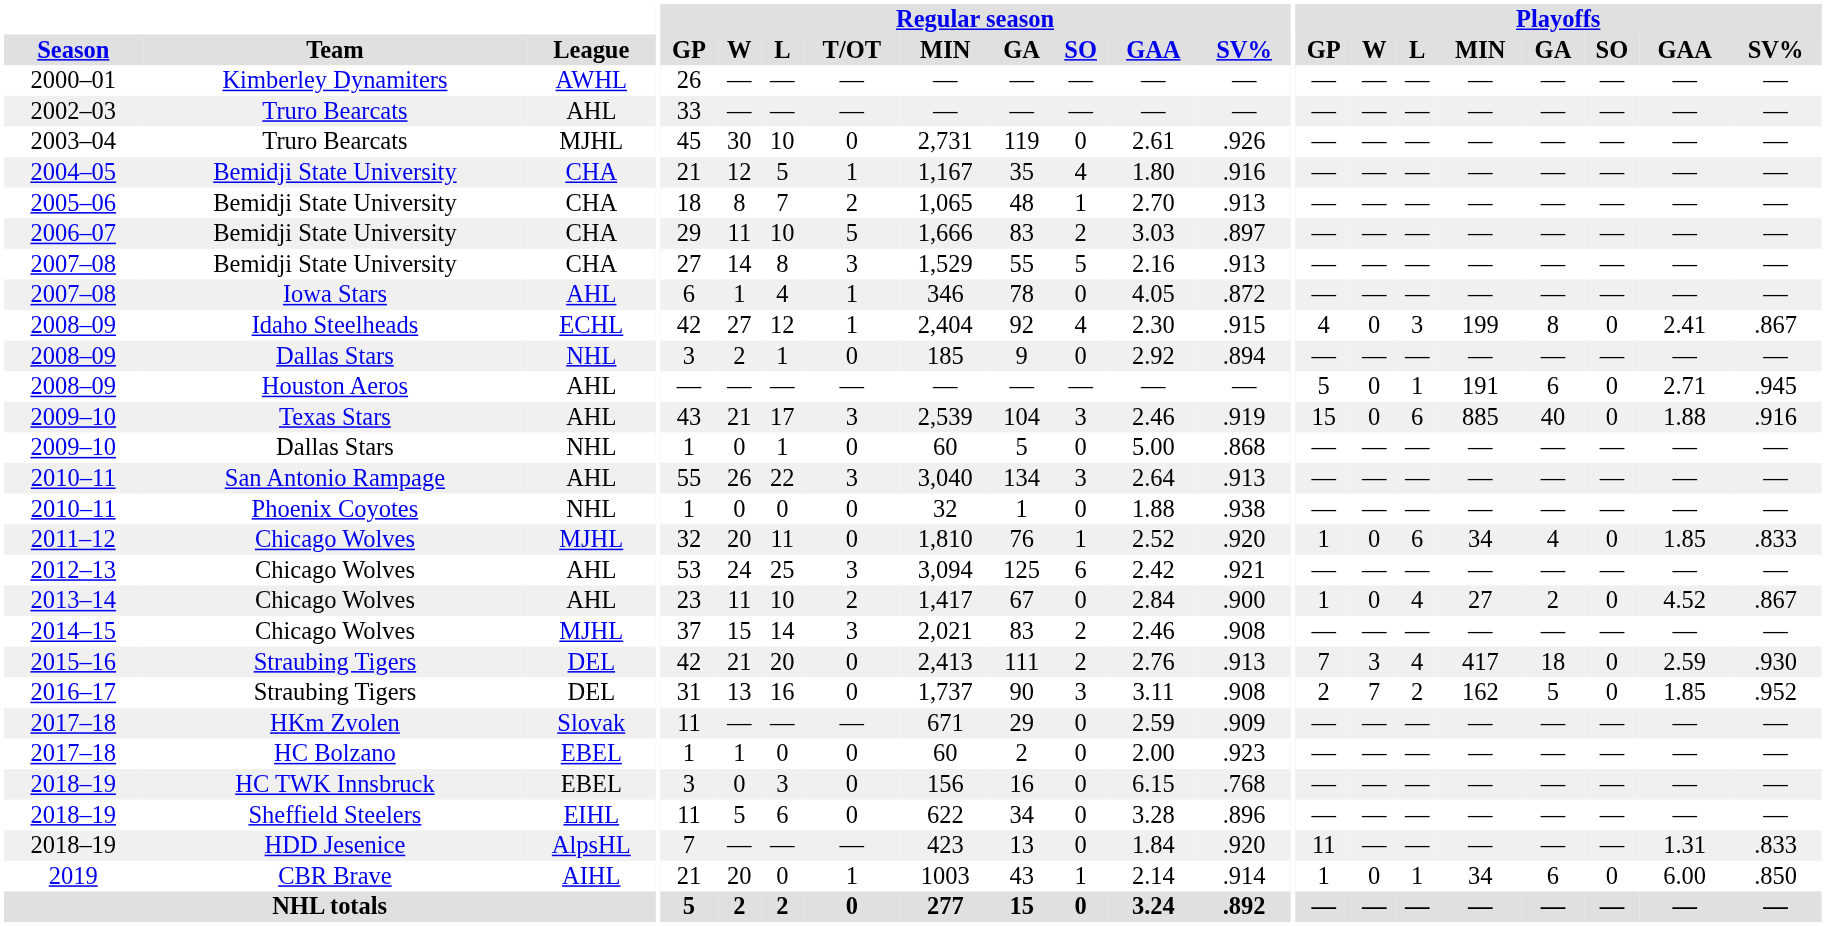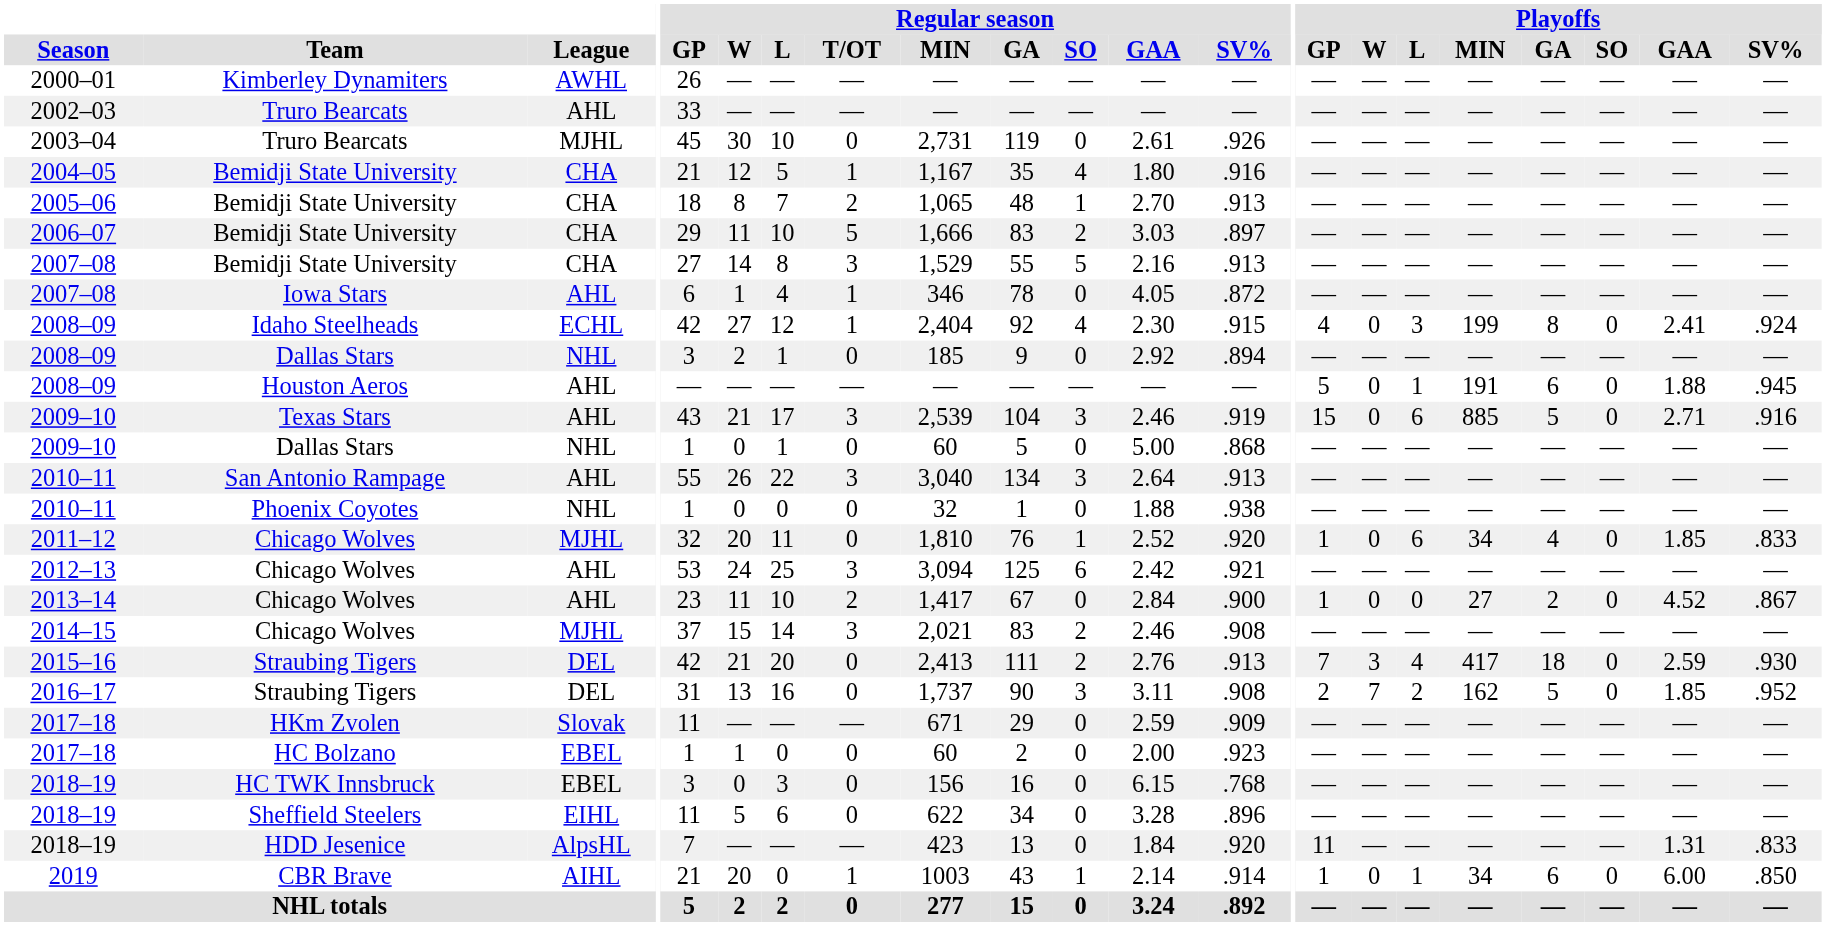(1776, 325) .867 -> (1776, 325) .924
(1685, 386) 2.71 -> (1685, 386) 1.88
(1553, 416) 40 -> (1553, 416) 5
(1685, 416) 1.88 -> (1685, 416) 2.71
(1417, 600) 4 -> (1417, 600) 0
